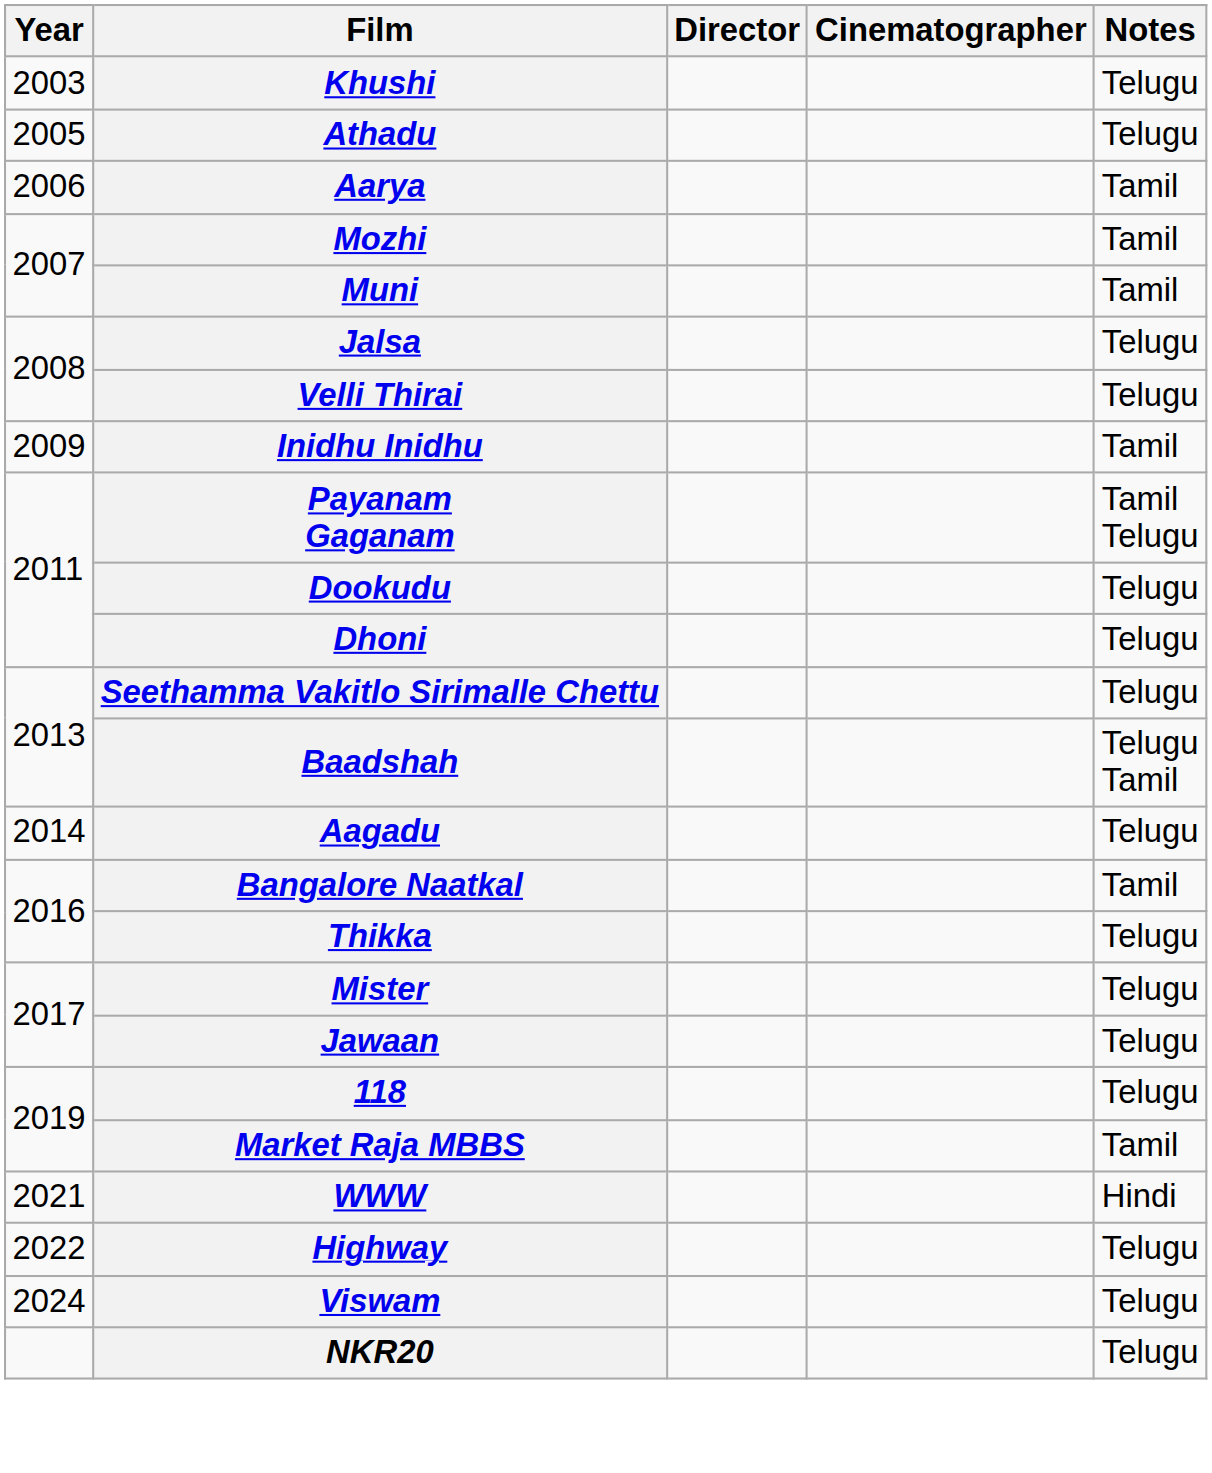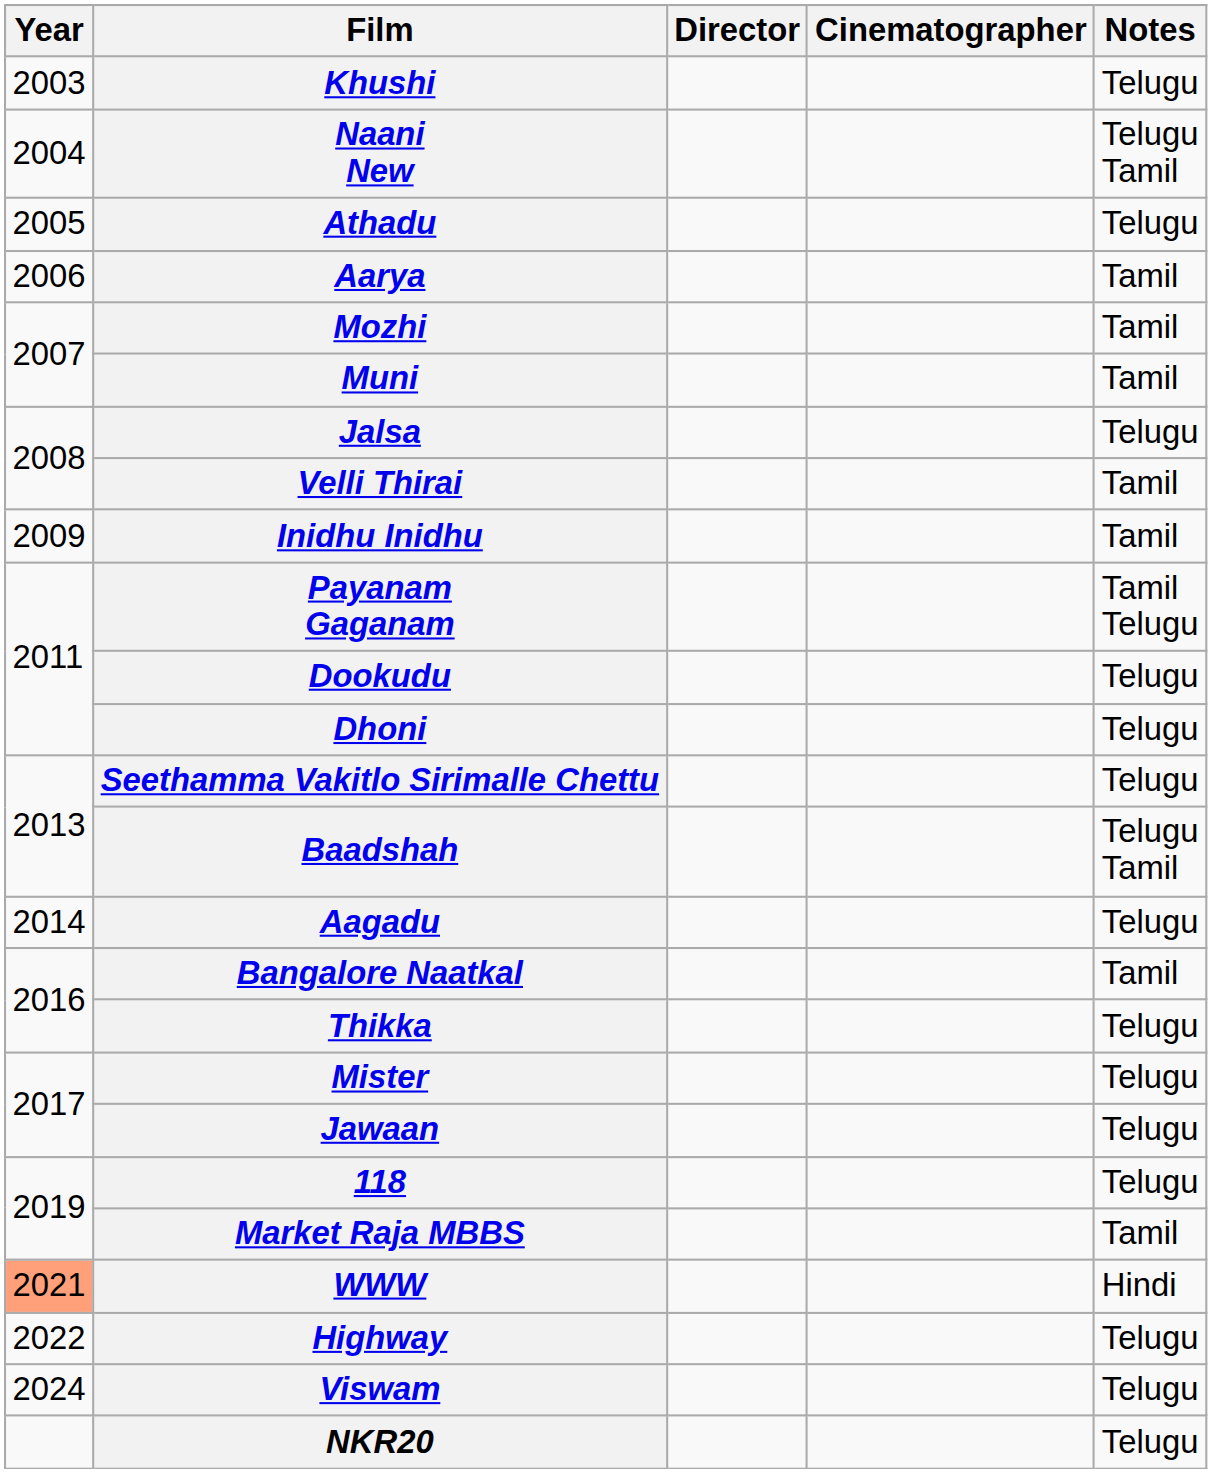+ row: (380, 152)
(1150, 394) Telugu -> (1140, 483) Tamil
(49, 1196) no background -> (49, 1285) lightsalmon background
